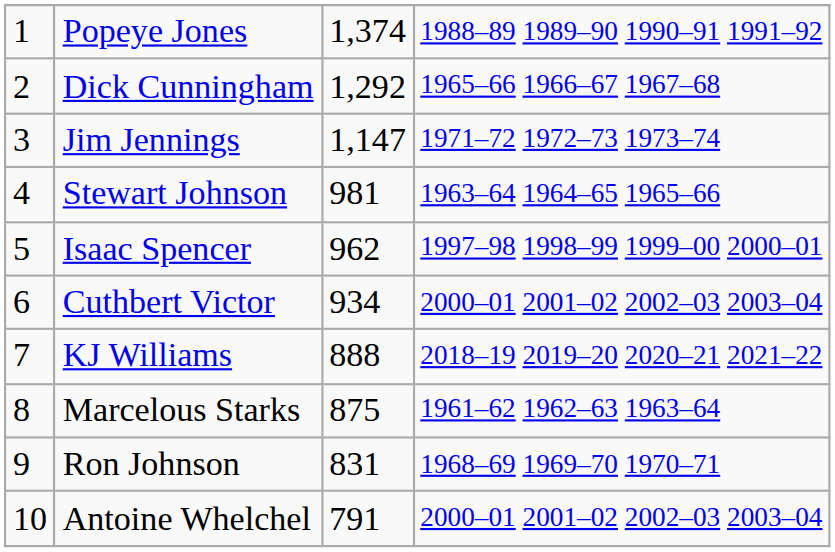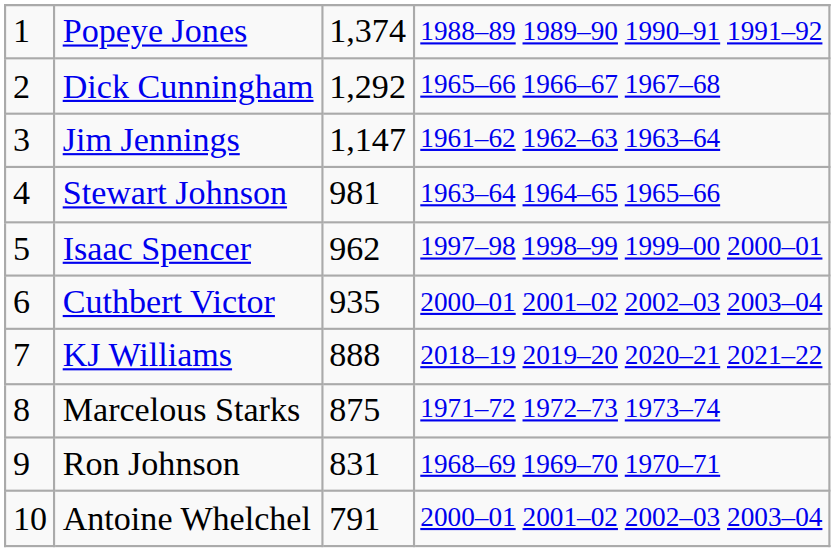(570, 139) 1971–72 1972–73 1973–74 -> (570, 139) 1961–62 1962–63 1963–64
(355, 301) 934 -> (355, 301) 935
(570, 409) 1961–62 1962–63 1963–64 -> (570, 409) 1971–72 1972–73 1973–74
